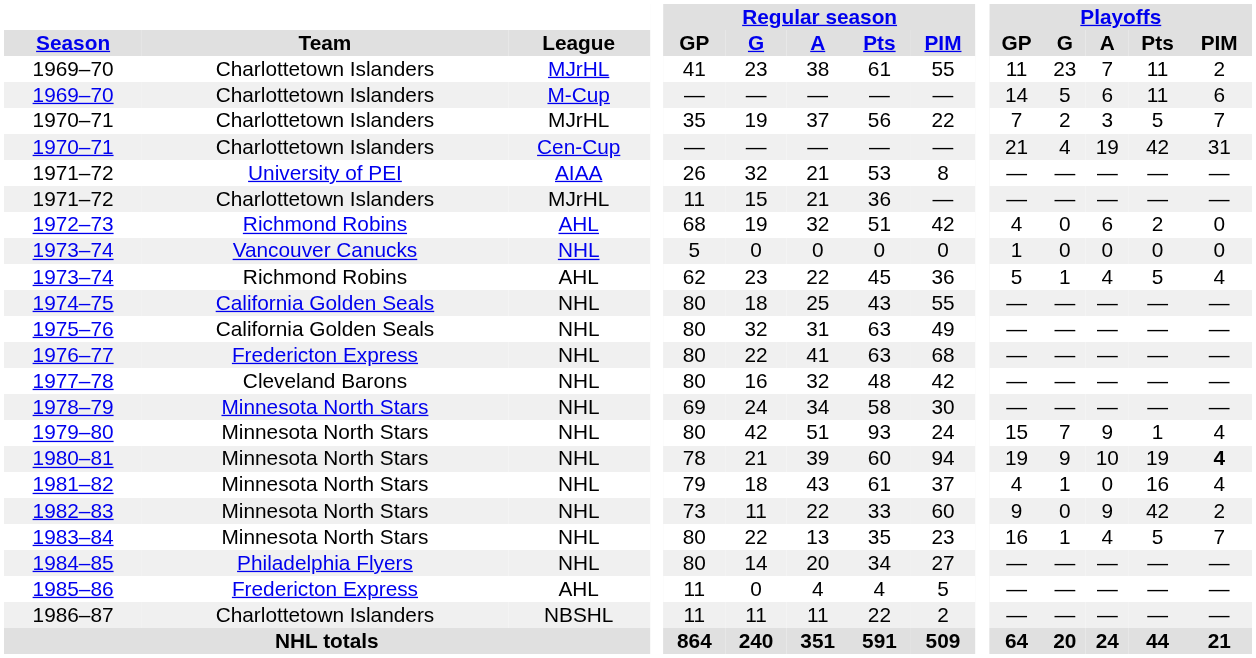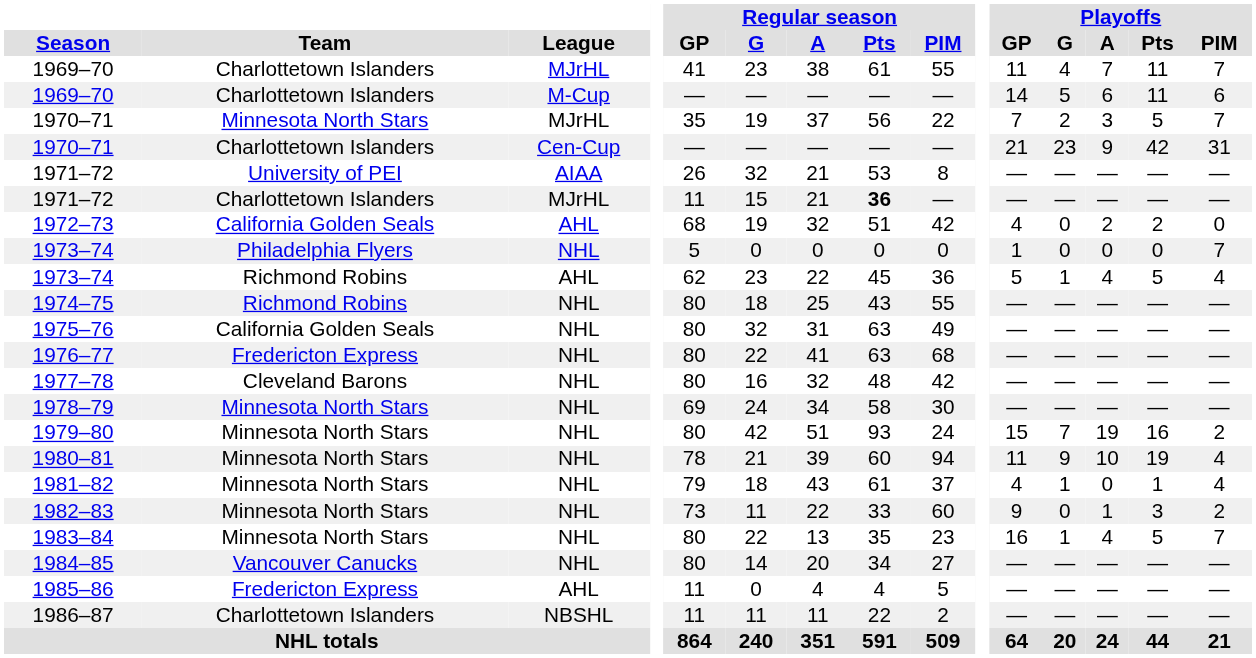(1065, 68) 23 -> (1065, 68) 4
(1219, 68) 2 -> (1219, 68) 7
(325, 120) Charlottetown Islanders -> (325, 120) Minnesota North Stars
(1065, 146) 4 -> (1065, 146) 23
(1107, 146) 19 -> (1107, 146) 9
(879, 198) normal -> (879, 198) bold
(325, 224) Richmond Robins -> (325, 224) California Golden Seals
(1107, 224) 6 -> (1107, 224) 2
(325, 250) Vancouver Canucks -> (325, 250) Philadelphia Flyers
(1219, 250) 0 -> (1219, 250) 7
(325, 302) California Golden Seals -> (325, 302) Richmond Robins
(1107, 432) 9 -> (1107, 432) 19
(1158, 432) 1 -> (1158, 432) 16
(1219, 432) 4 -> (1219, 432) 2
(1017, 458) 19 -> (1017, 458) 11
(1219, 458) bold -> (1219, 458) normal
(1158, 484) 16 -> (1158, 484) 1
(1107, 510) 9 -> (1107, 510) 1
(1158, 510) 42 -> (1158, 510) 3
(325, 562) Philadelphia Flyers -> (325, 562) Vancouver Canucks
